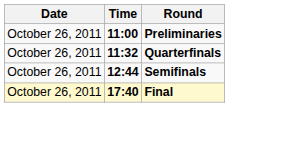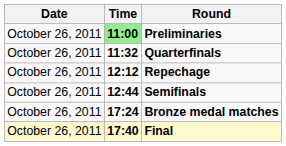(123, 33) no background -> (123, 33) lightgreen background
+ row: (177, 72)
+ row: (211, 111)
